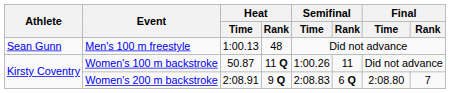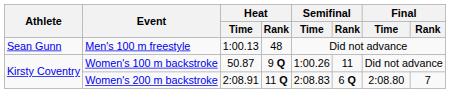(276, 64) 11 Q -> (276, 64) 9 Q
(276, 81) 9 Q -> (276, 81) 11 Q
